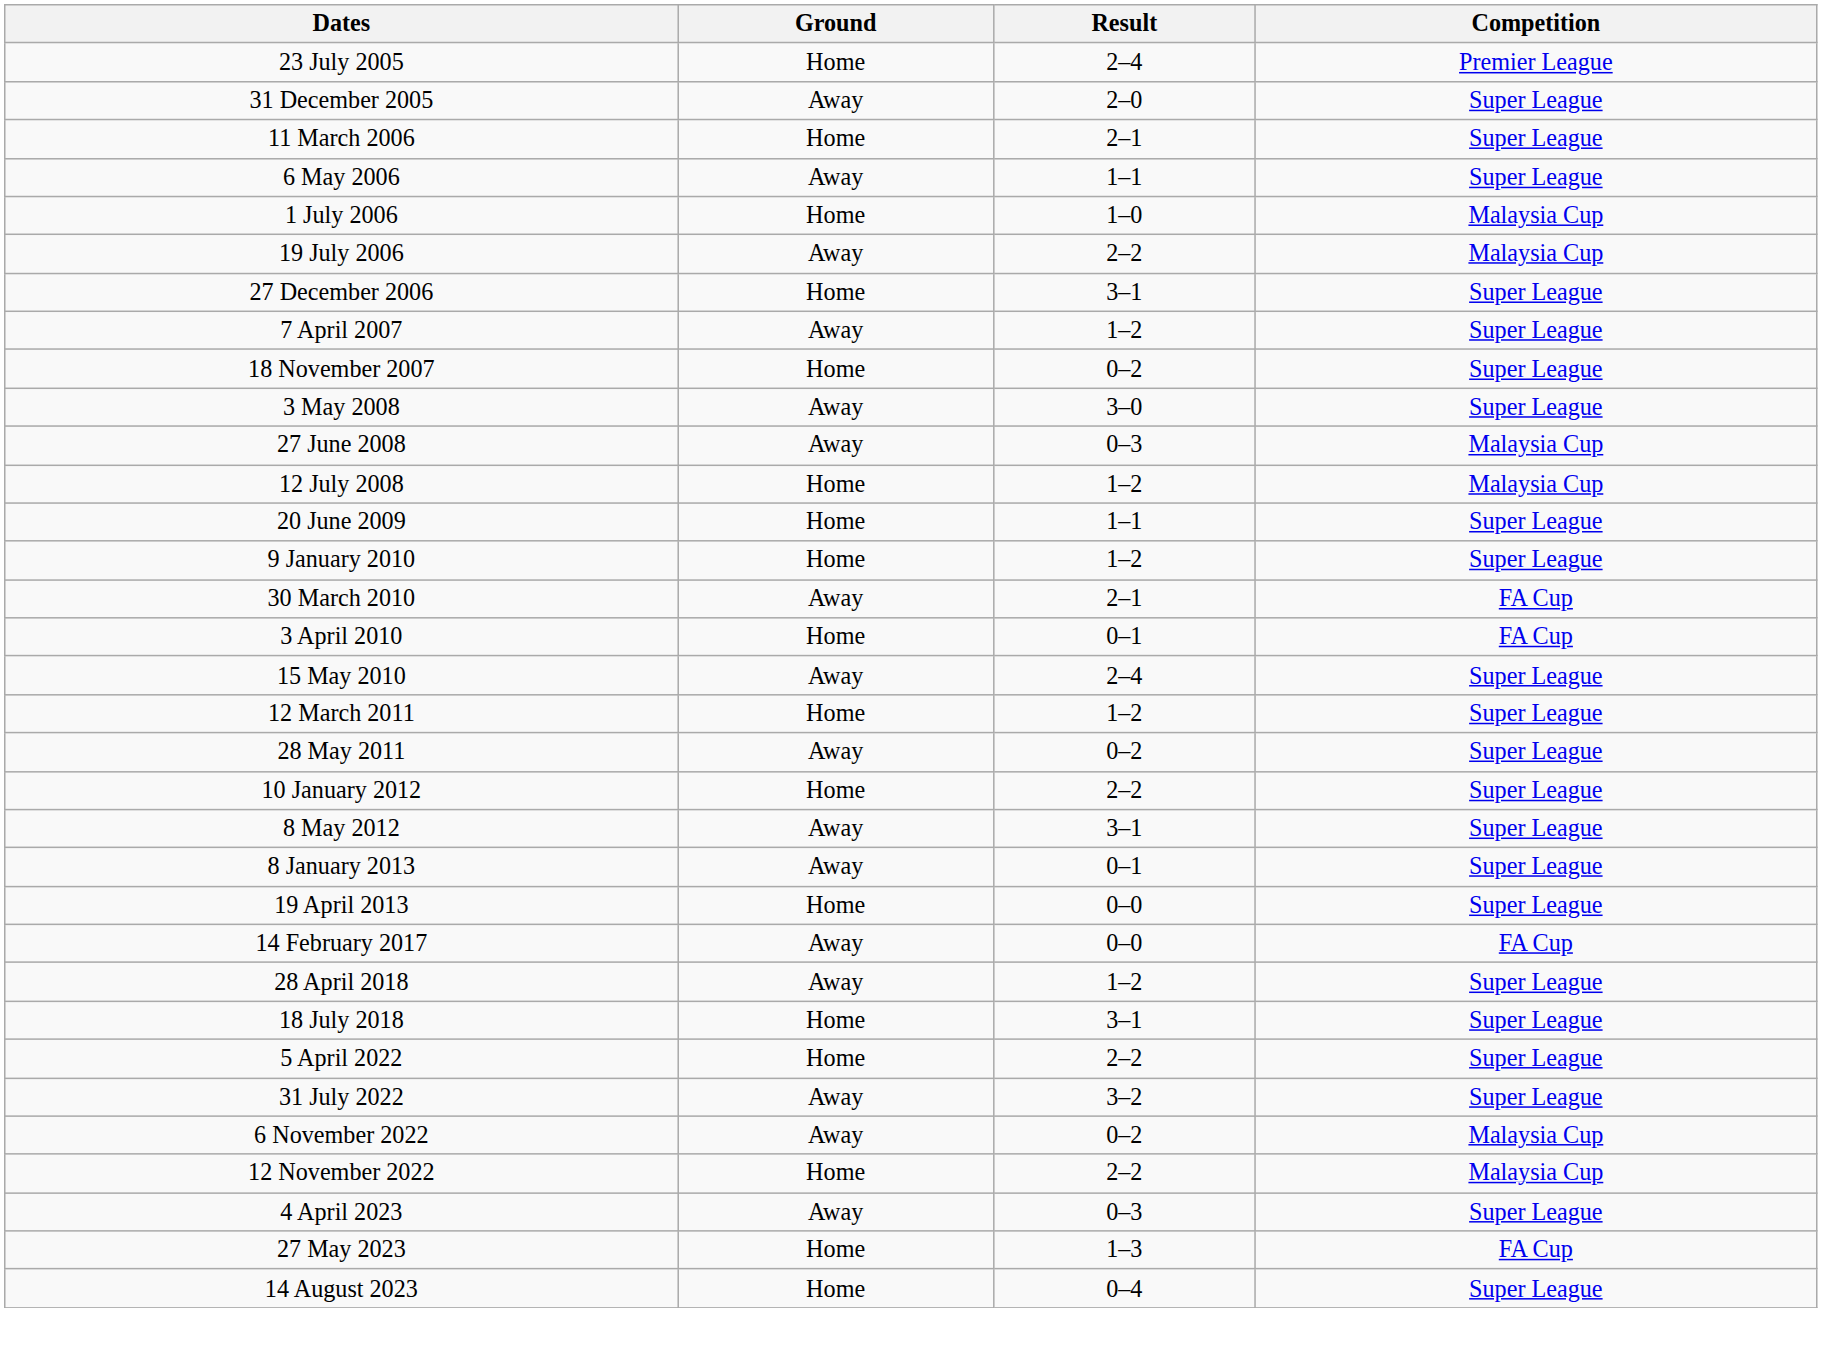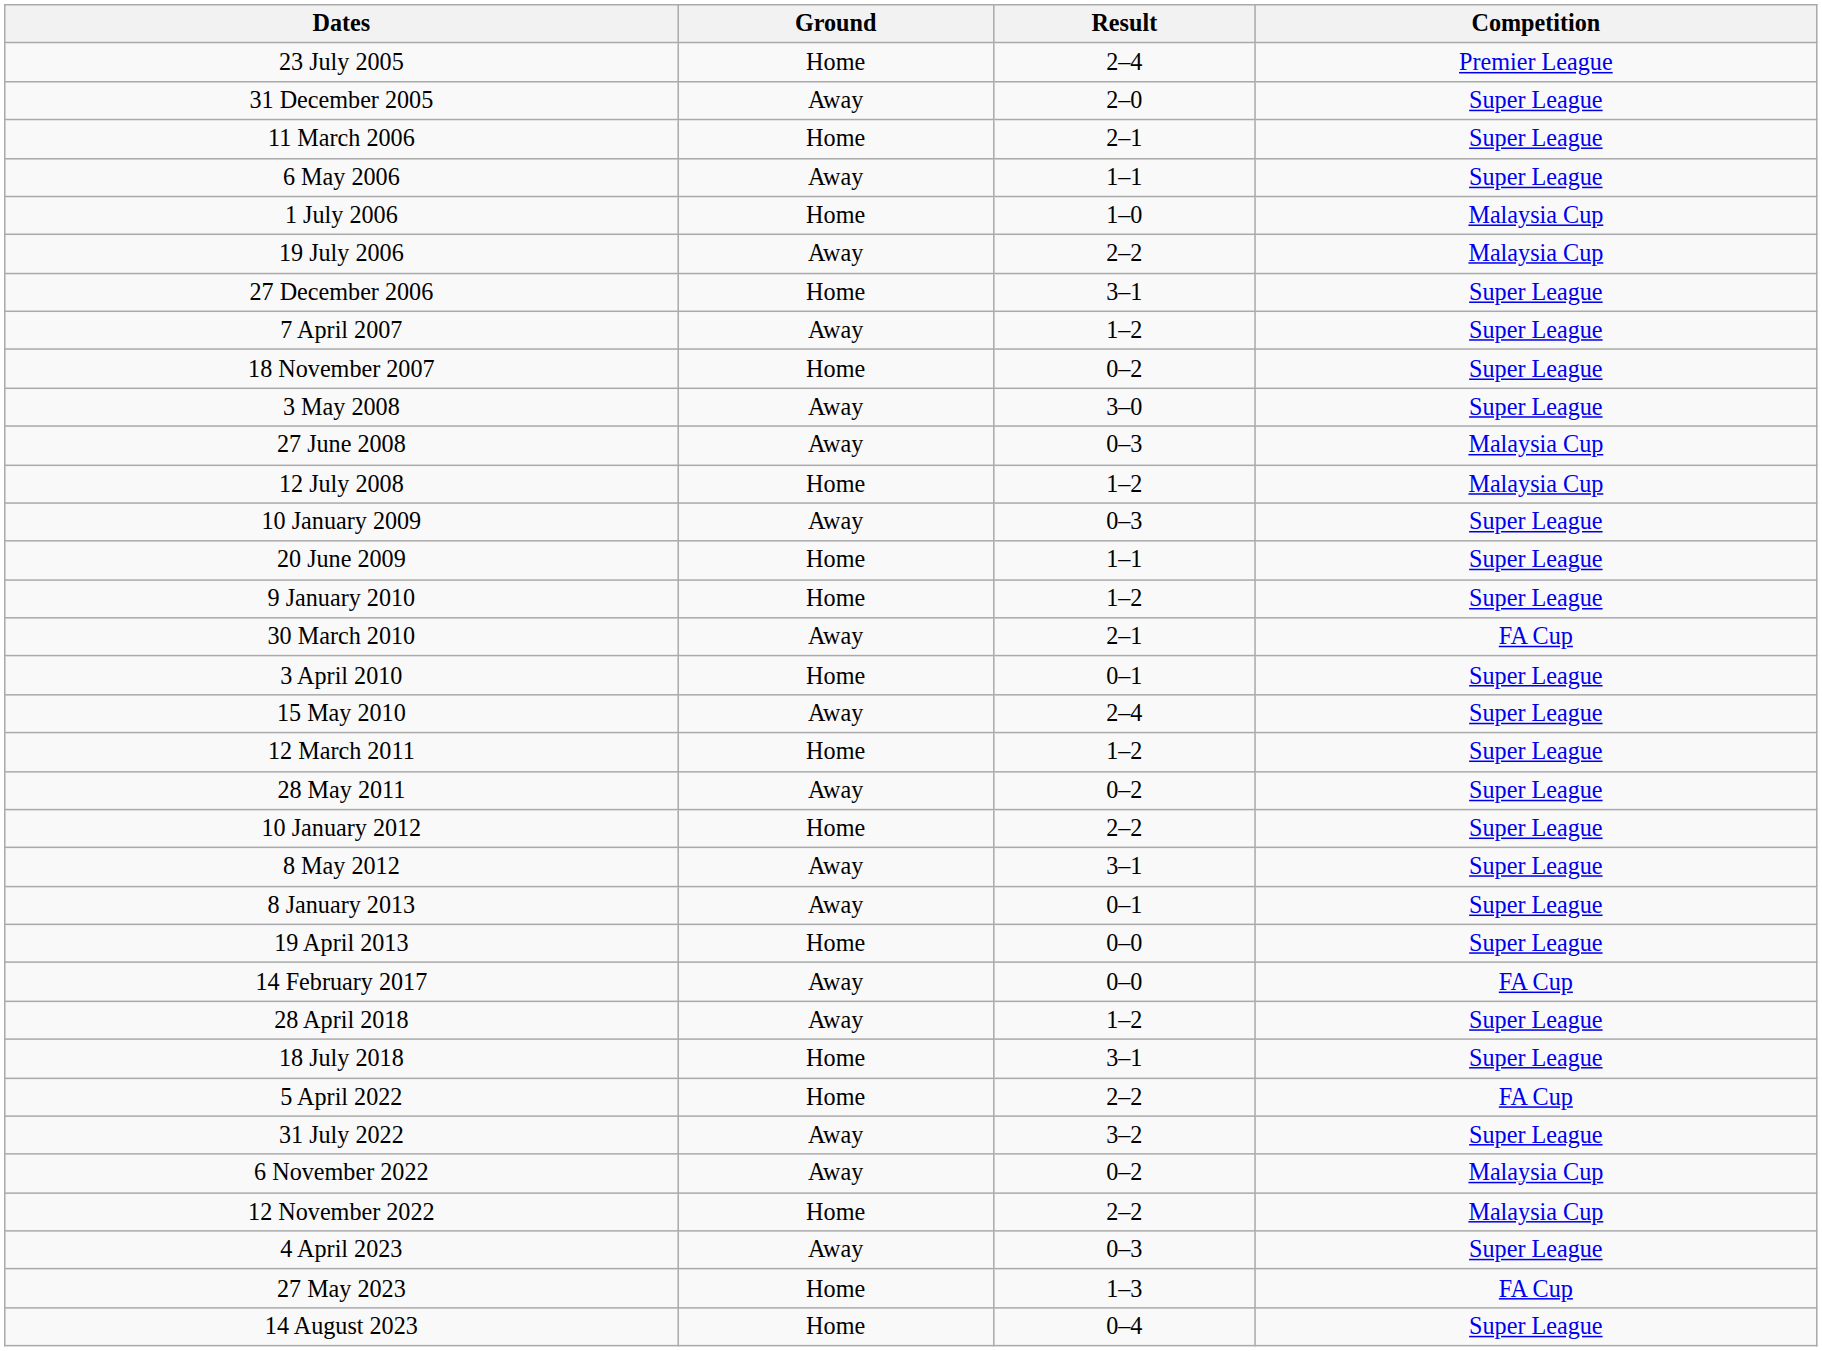+ row: (341, 521)
(1536, 636) FA Cup -> (1536, 675) Super League
(1536, 1058) Super League -> (1536, 1096) FA Cup
